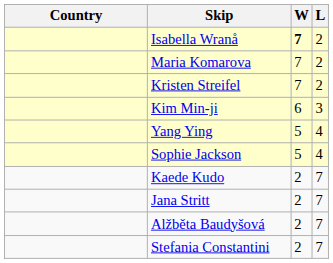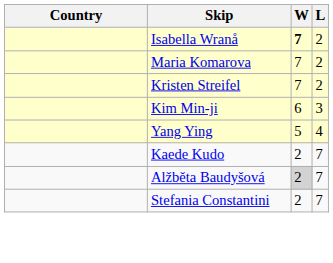- row: (196, 154)
- row: (180, 200)
(298, 223) no background -> (298, 177) lightgrey background
